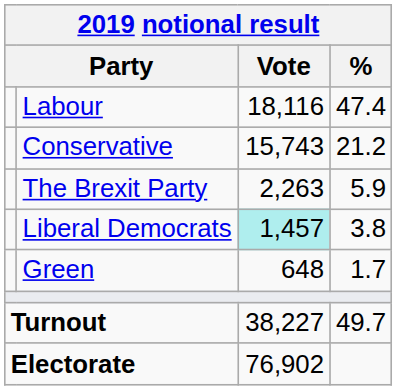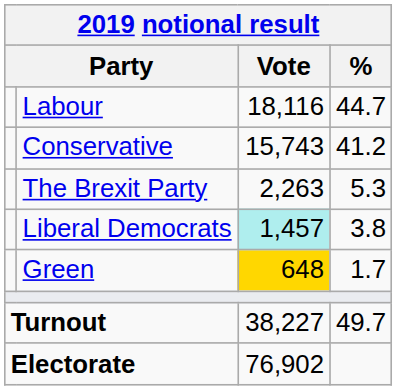(361, 106) 47.4 -> (361, 106) 44.7
(361, 147) 21.2 -> (361, 147) 41.2
(368, 188) 5.9 -> (368, 188) 5.3
(303, 270) no background -> (303, 270) gold background
